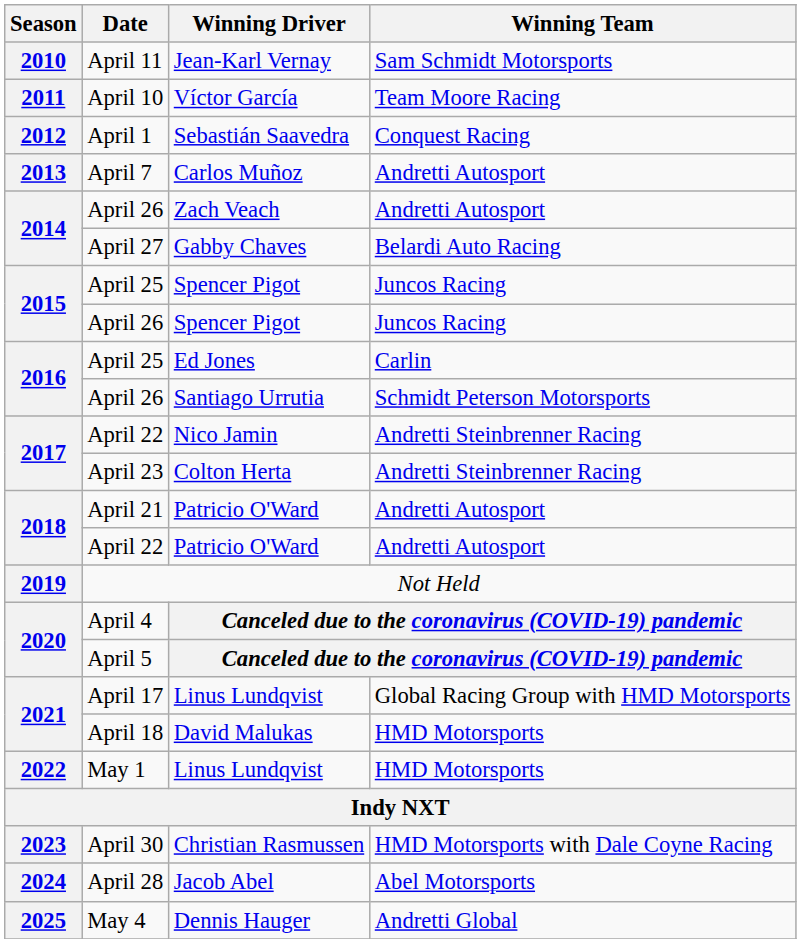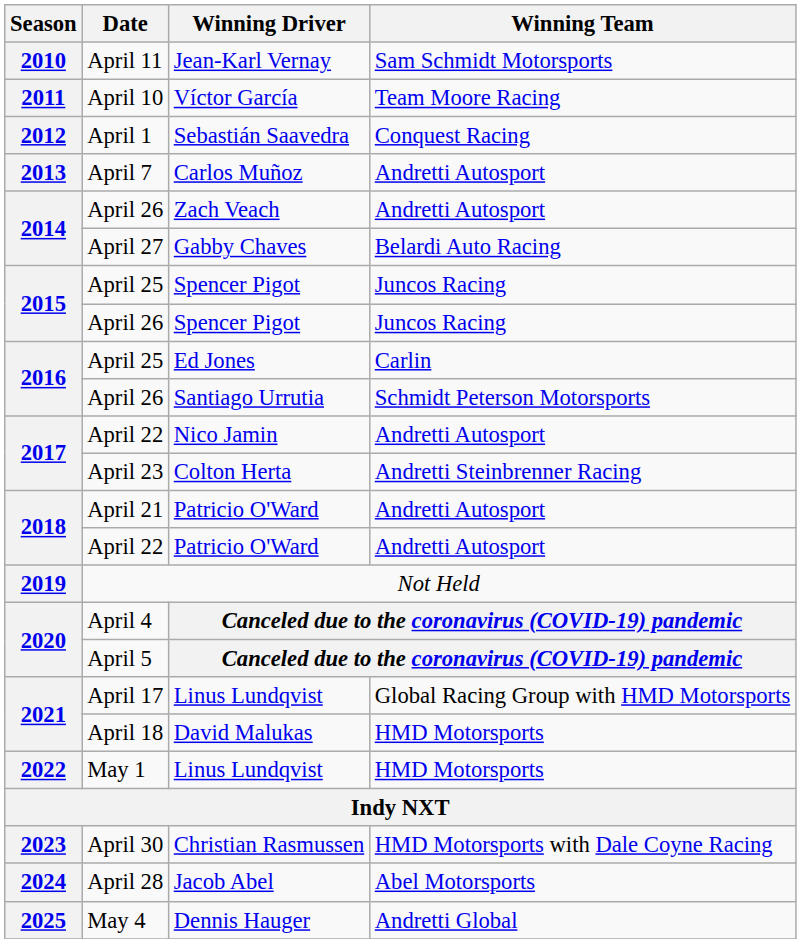(508, 434) Andretti Steinbrenner Racing -> (460, 434) Andretti Autosport
